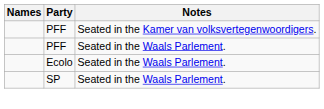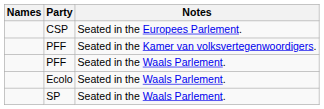+ row: (57, 29)
